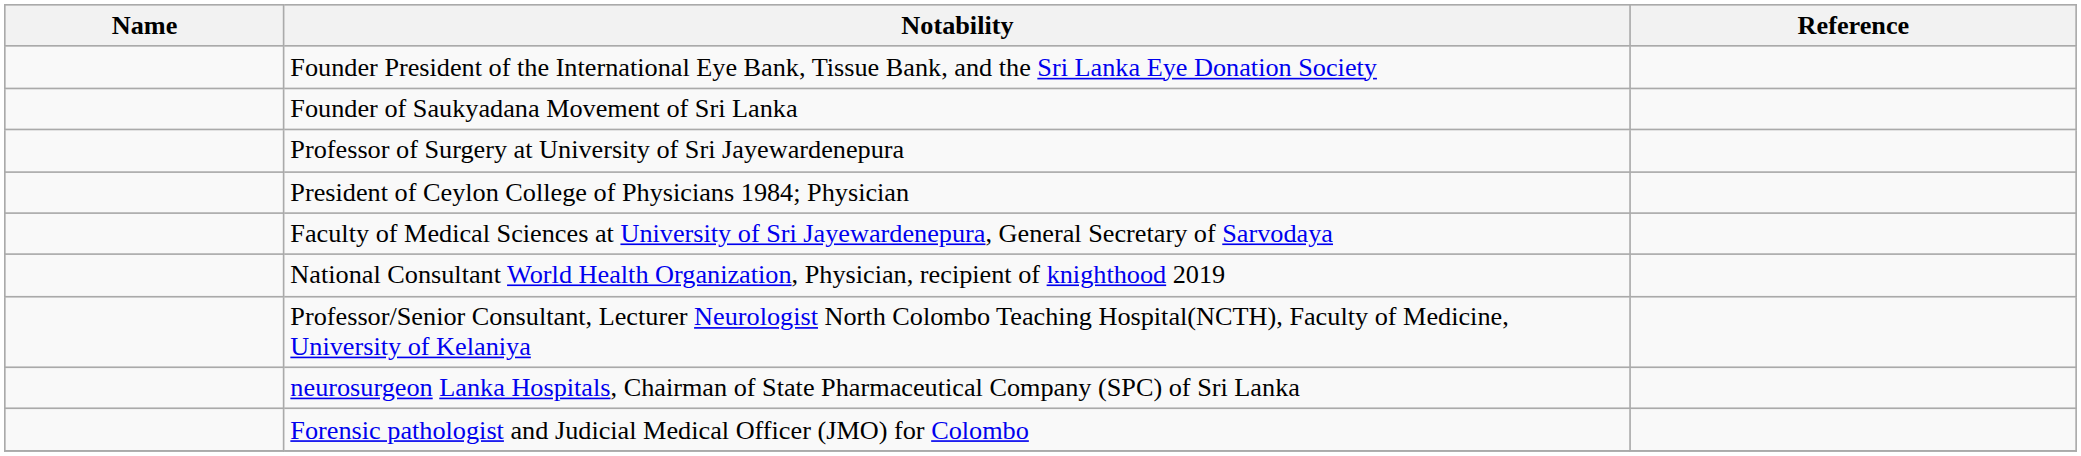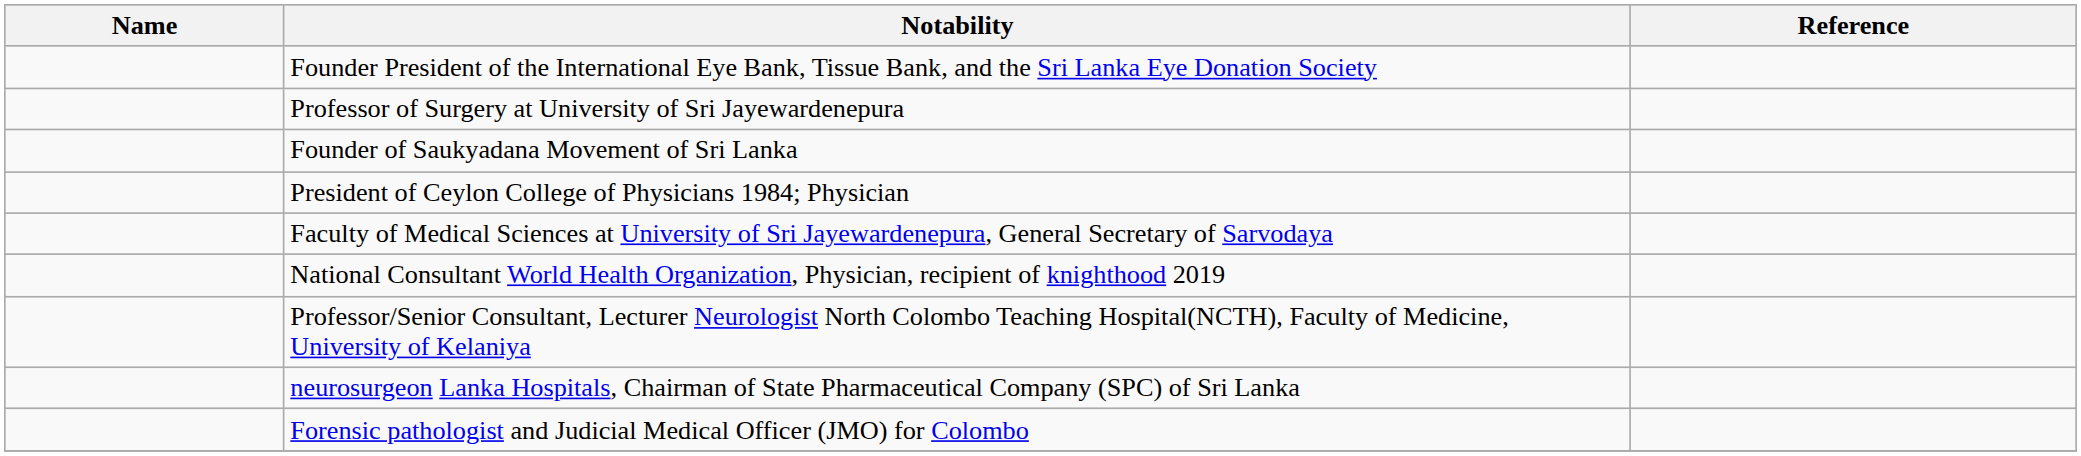rows swapped: (544, 108) <-> (597, 150)
